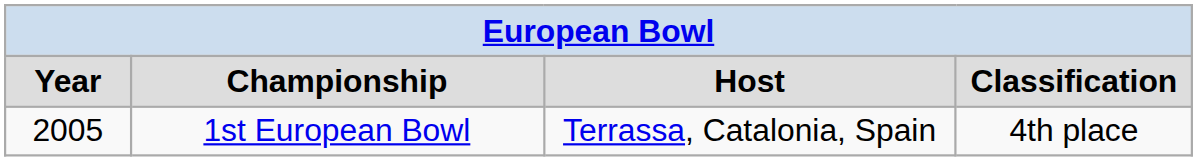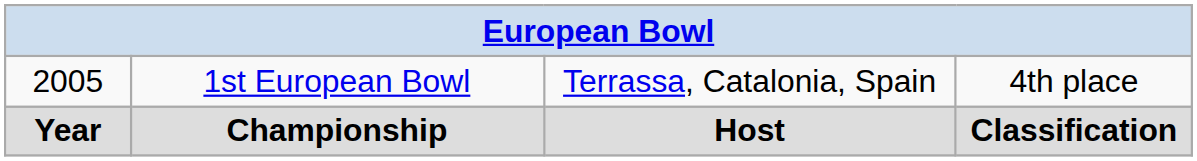rows swapped: (68, 81) <-> (68, 131)
